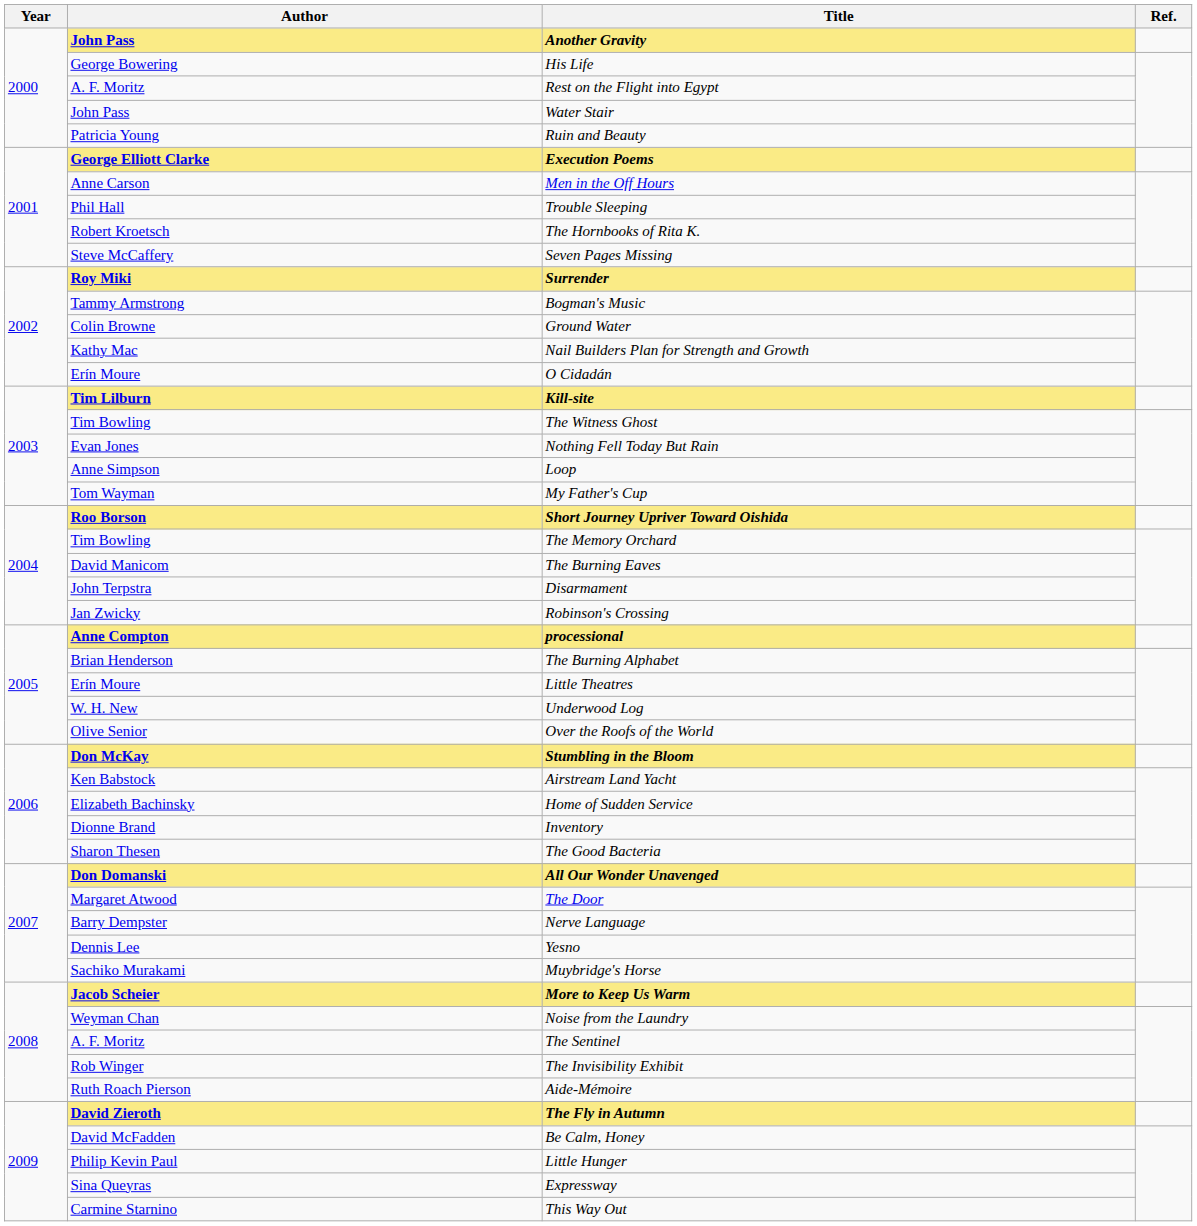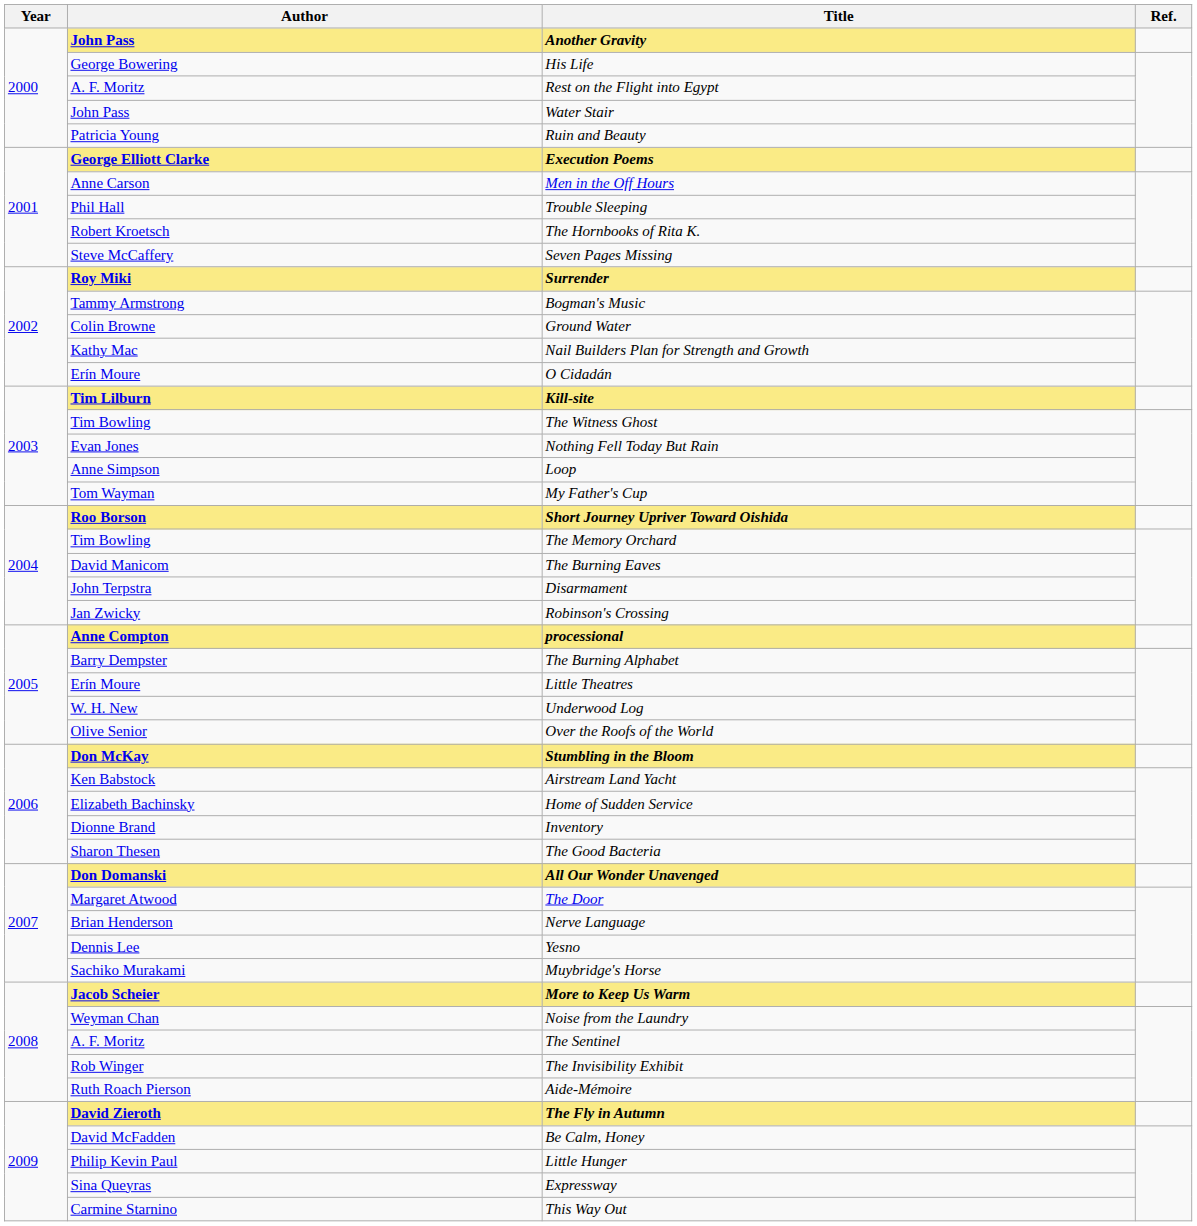(122, 660) Brian Henderson -> (119, 660) Barry Dempster
(119, 922) Barry Dempster -> (122, 922) Brian Henderson
